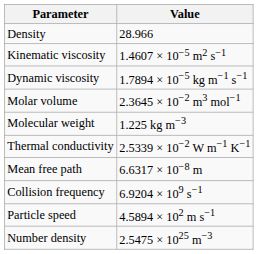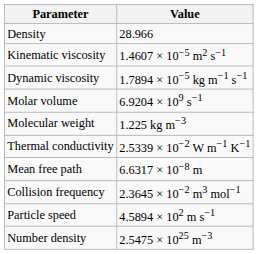(180, 100) 2.3645 × 10−2 m3 mol−1 -> (161, 100) 6.9204 × 109 s−1
(161, 192) 6.9204 × 109 s−1 -> (180, 192) 2.3645 × 10−2 m3 mol−1
